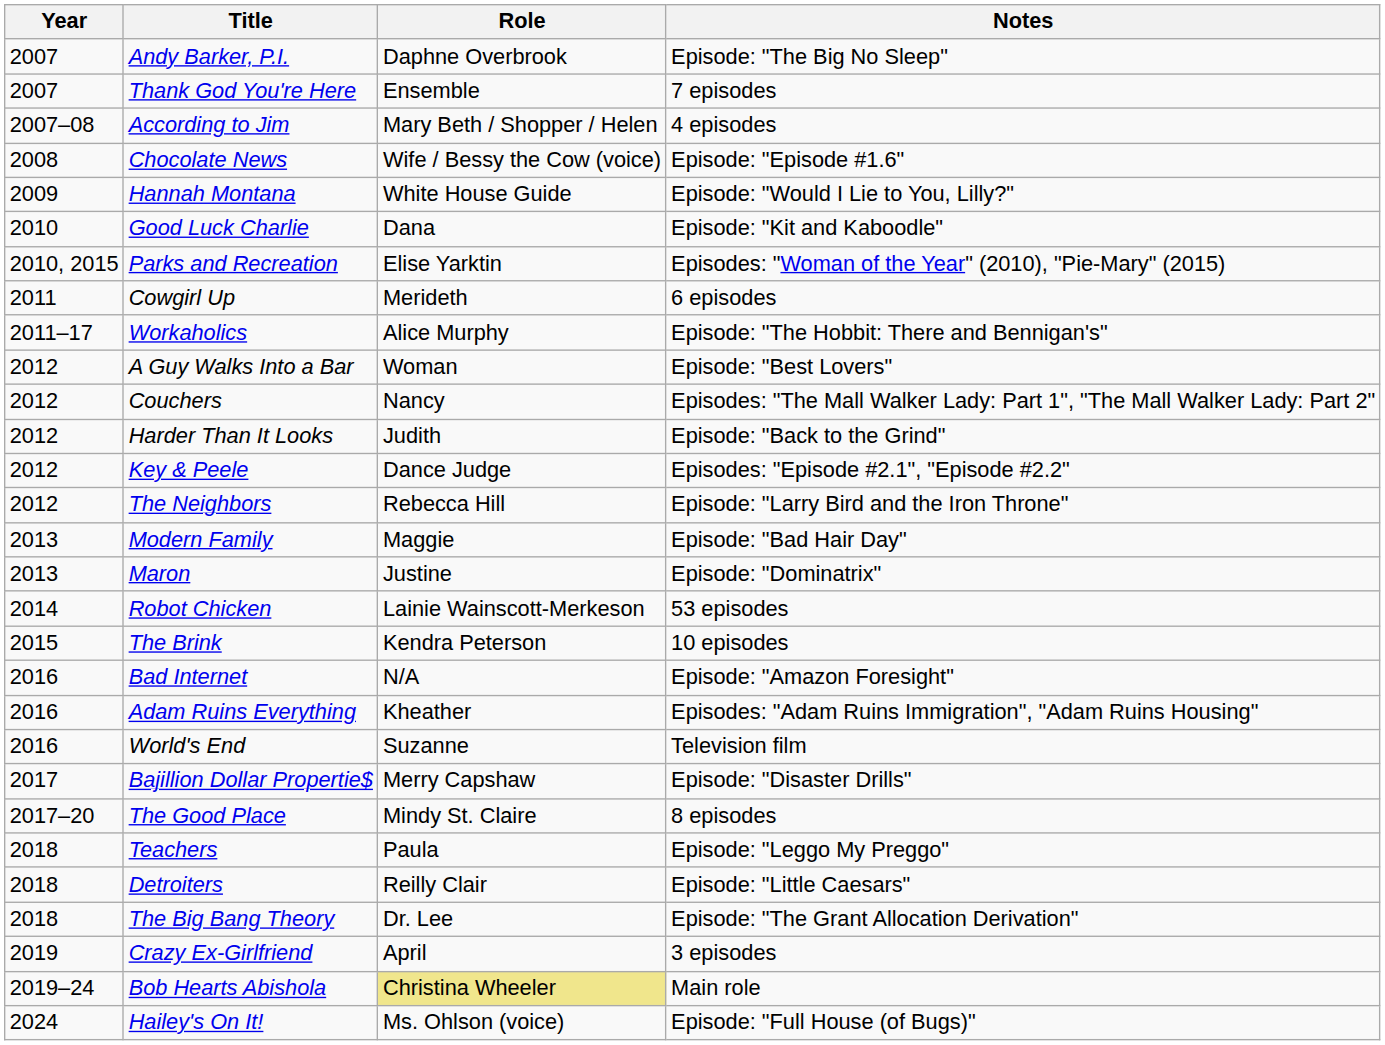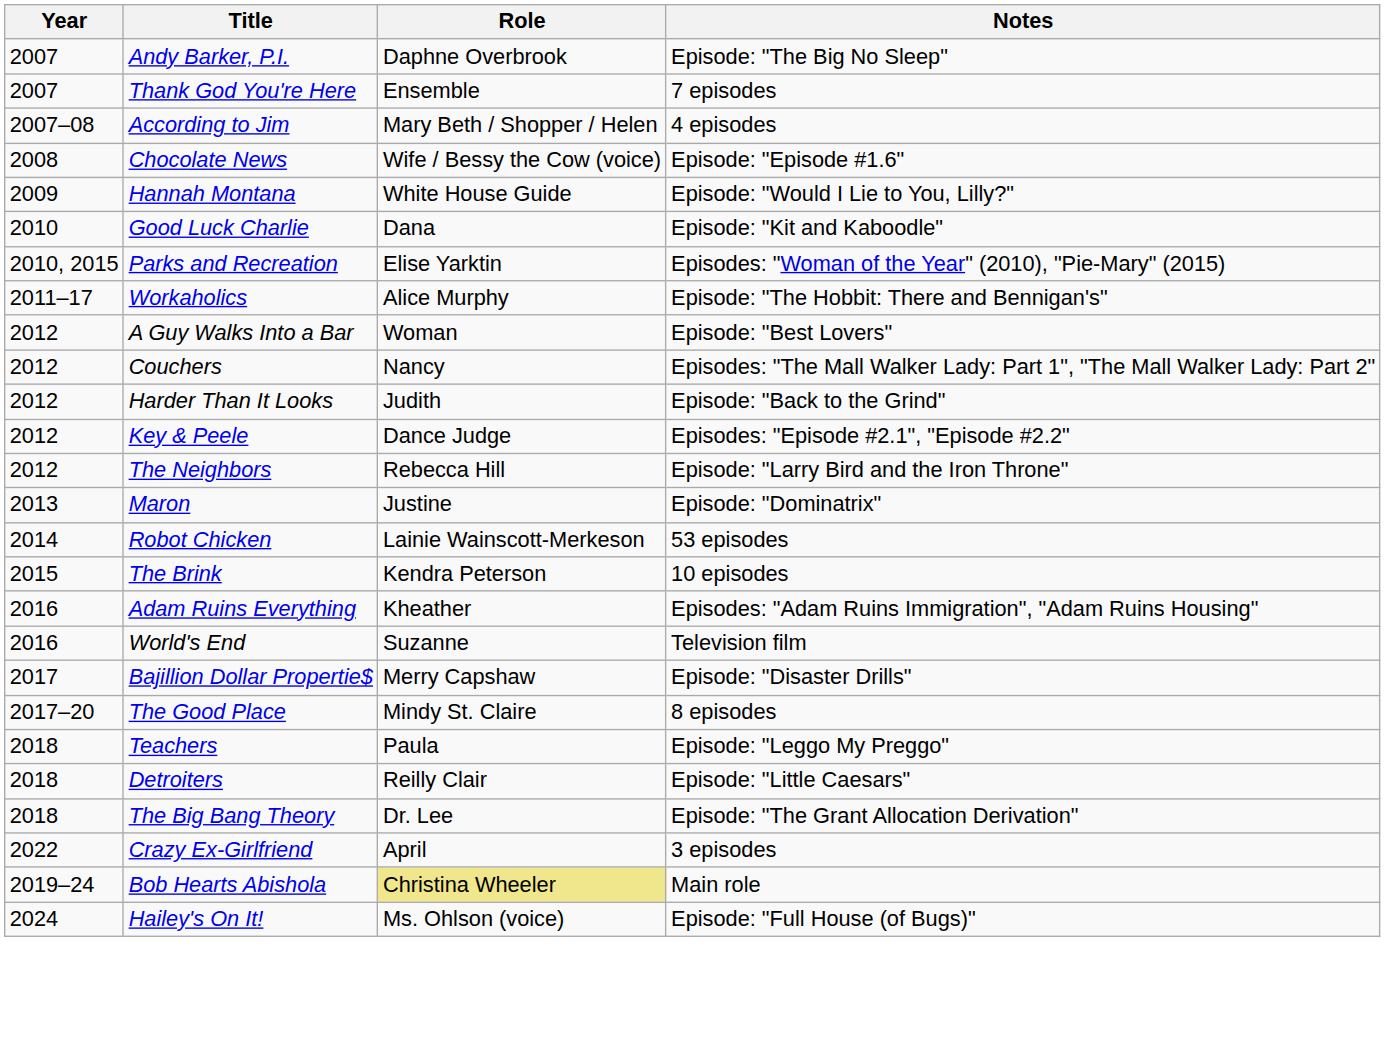- row: (182, 297)
- row: (201, 539)
- row: (188, 677)
(34, 953) 2019 -> (34, 849) 2022
